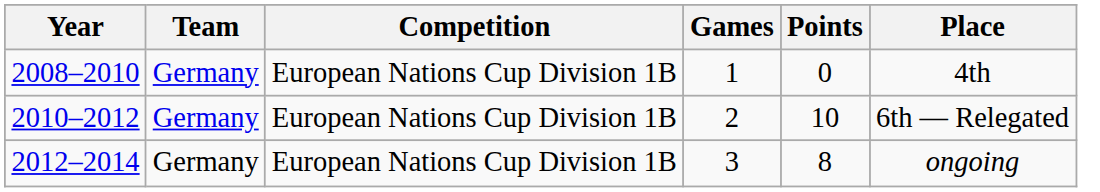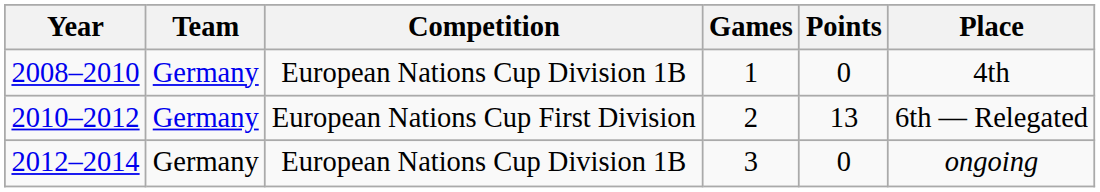(474, 117) European Nations Cup Division 1B -> (484, 117) European Nations Cup First Division
(825, 117) 10 -> (844, 117) 13
(825, 162) 8 -> (844, 162) 0
